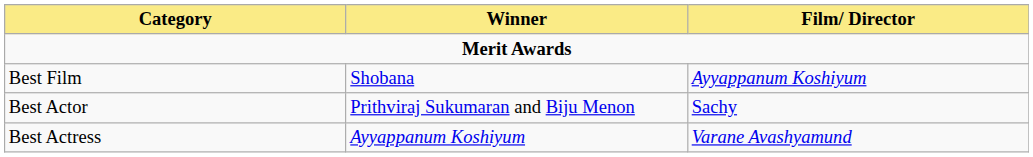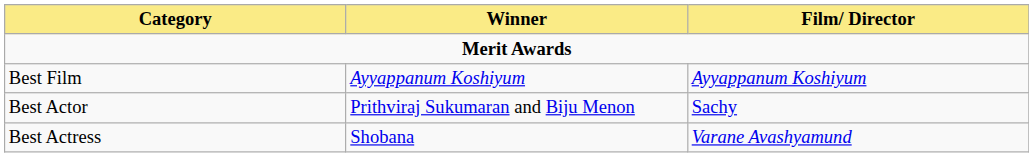(382, 78) Shobana -> (438, 78) Ayyappanum Koshiyum
(438, 136) Ayyappanum Koshiyum -> (382, 136) Shobana
